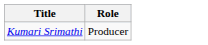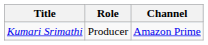+ column: (167, 13)
